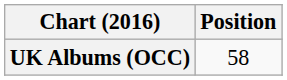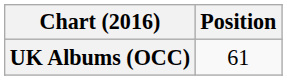(238, 57) 58 -> (238, 57) 61
